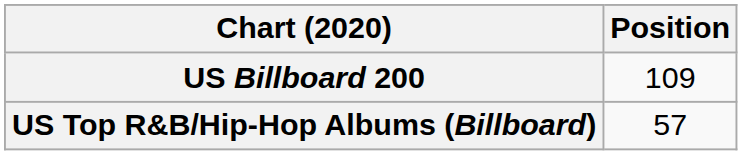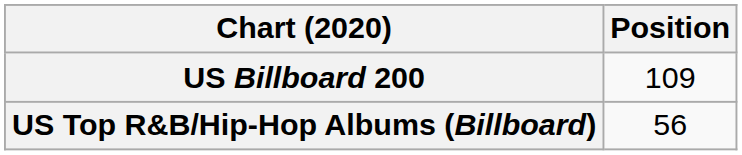(670, 125) 57 -> (670, 125) 56
